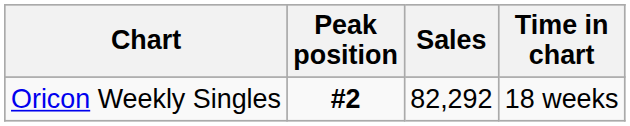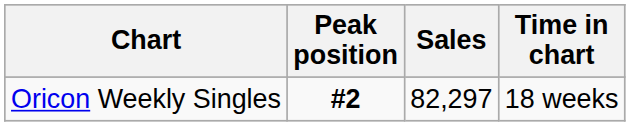(451, 98) 82,292 -> (451, 98) 82,297
